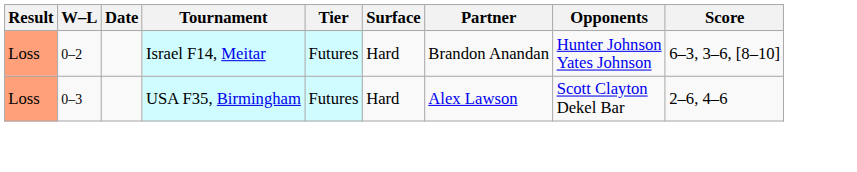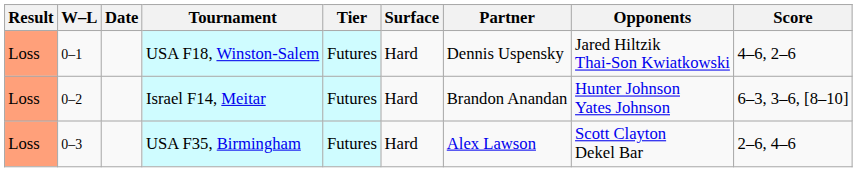+ row: (233, 53)
